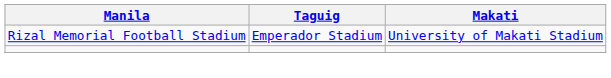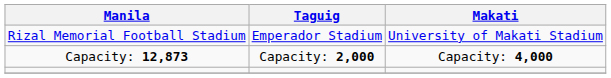+ row: (127, 56)
